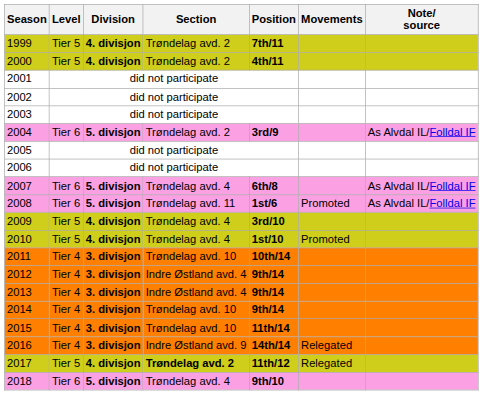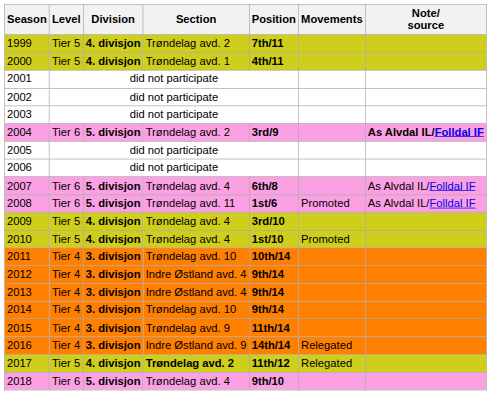(188, 61) Trøndelag avd. 2 -> (188, 61) Trøndelag avd. 1
(422, 132) normal -> (426, 132) bold
(191, 327) Trøndelag avd. 10 -> (188, 327) Trøndelag avd. 9
